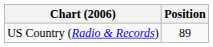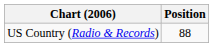(185, 33) 89 -> (185, 33) 88
